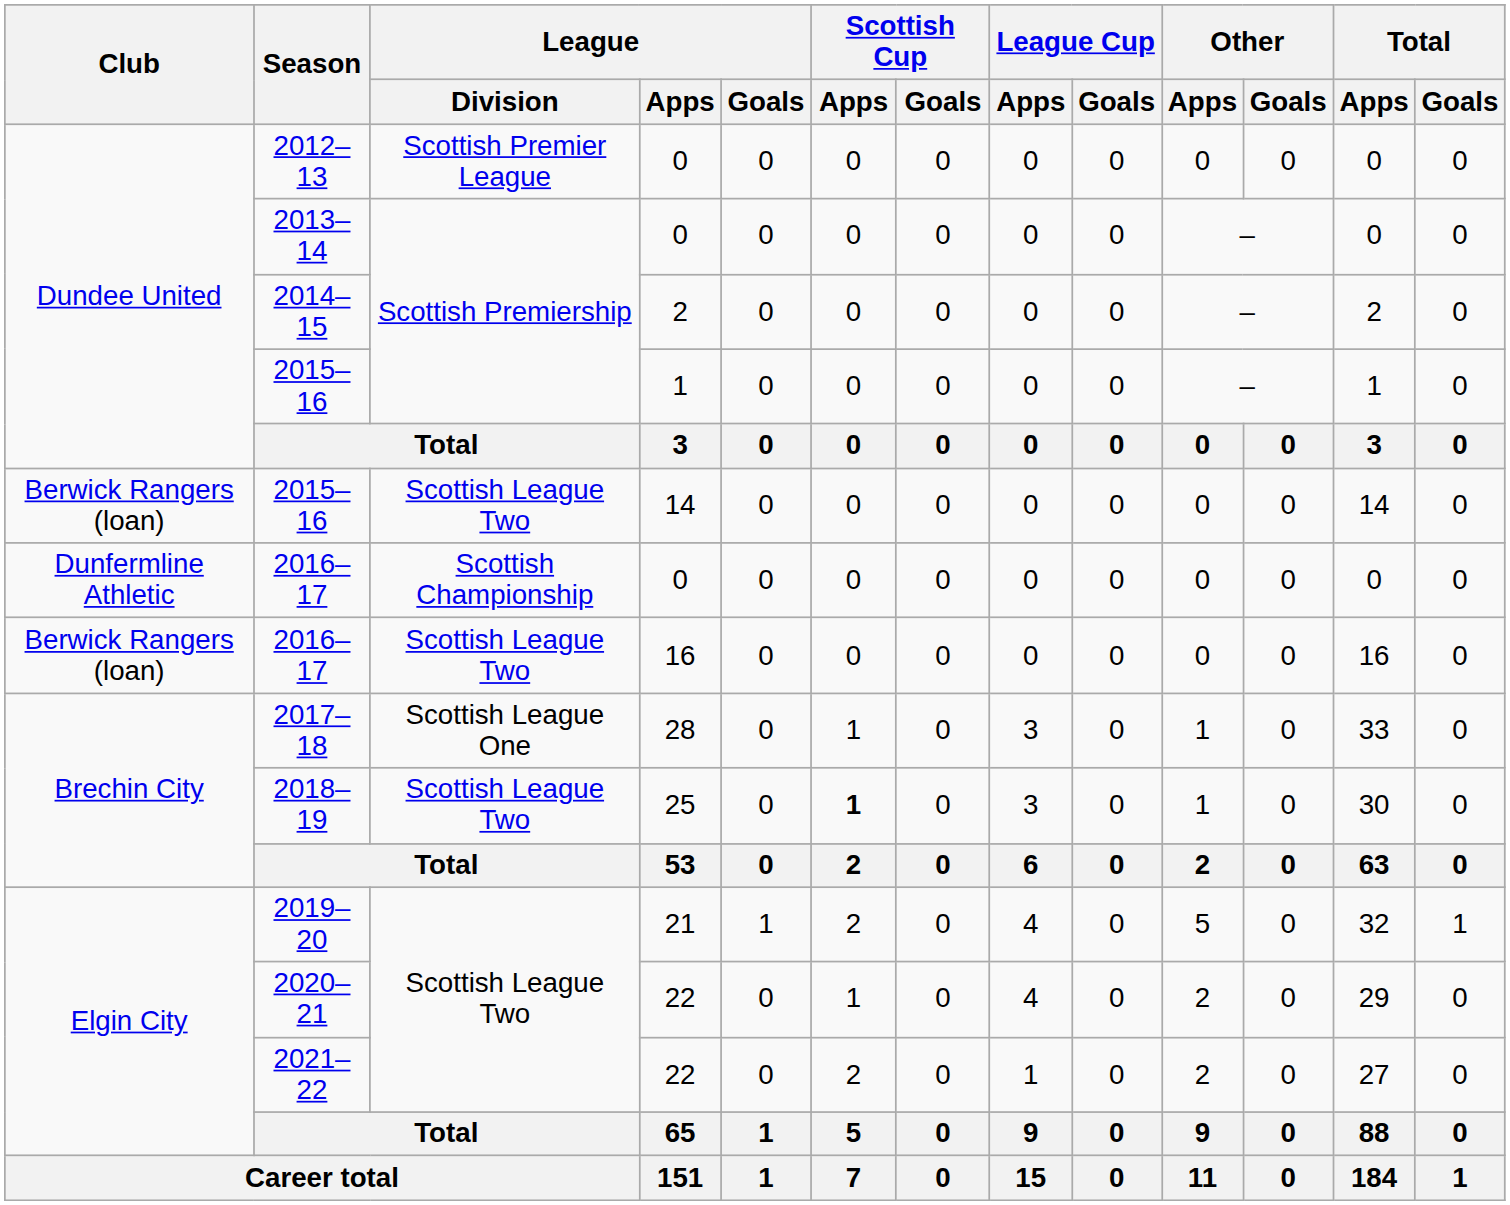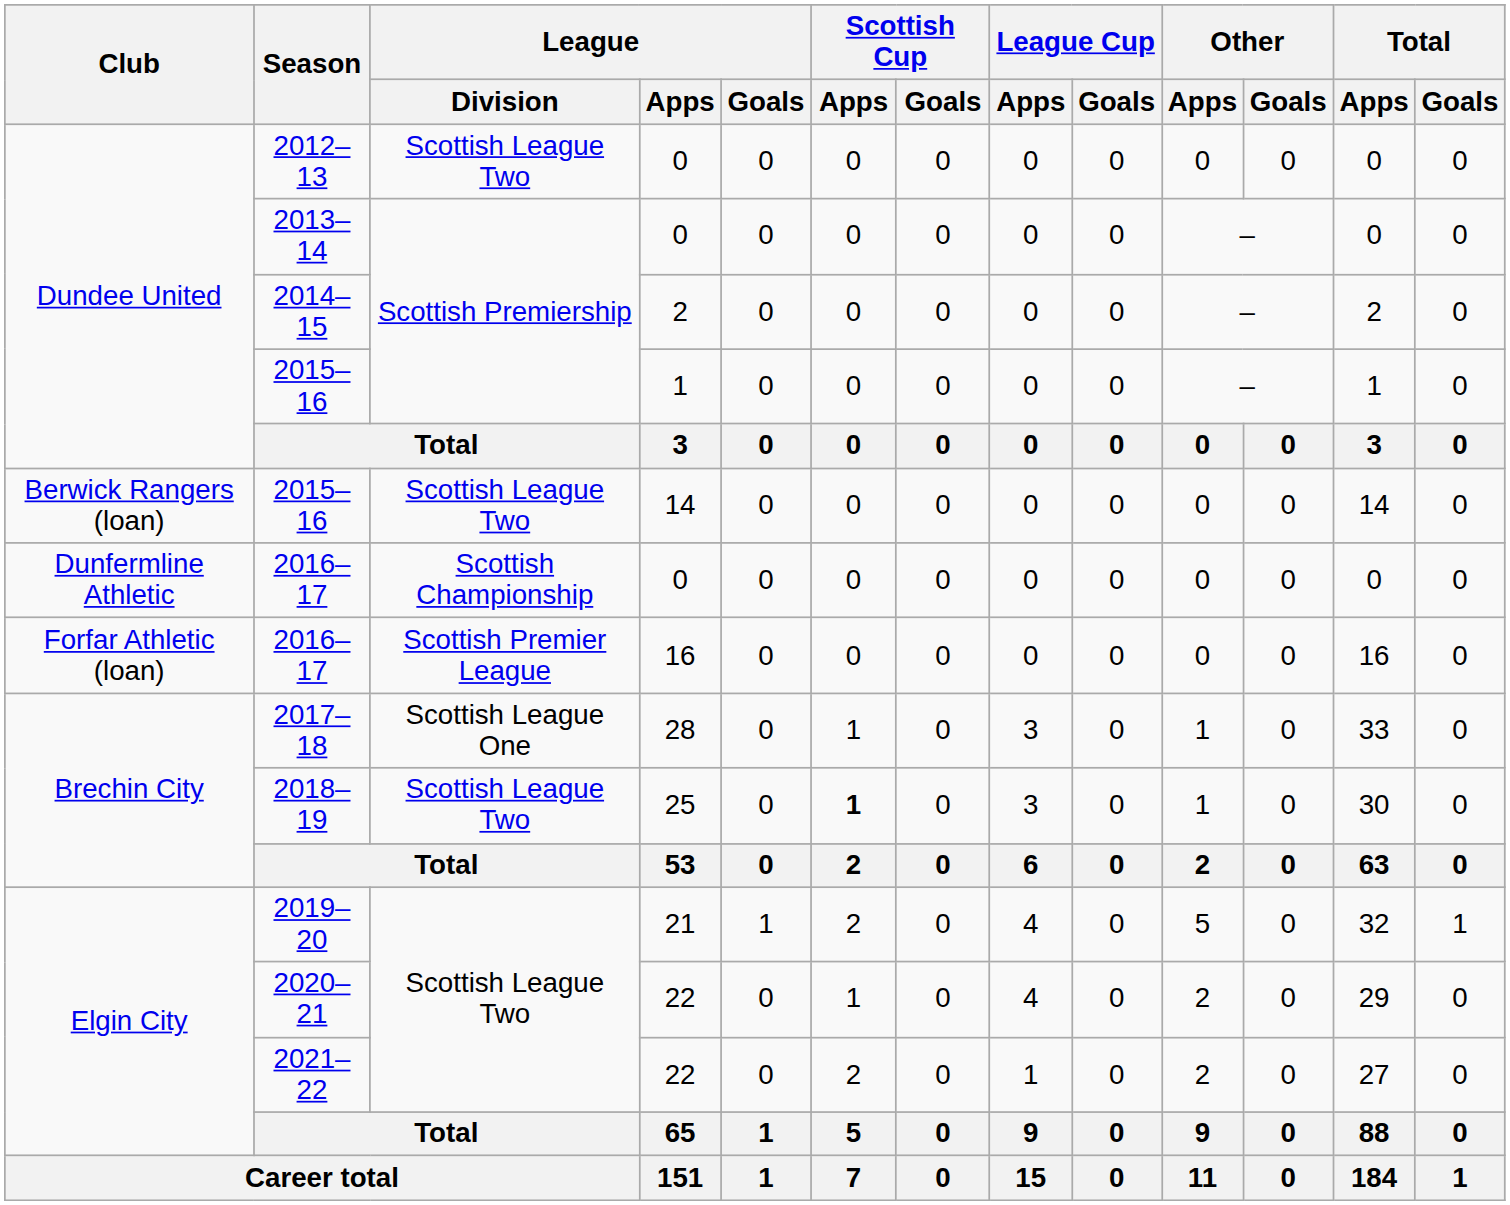(505, 160) Scottish Premier League -> (505, 160) Scottish League Two
(129, 655) Berwick Rangers (loan) -> (129, 655) Forfar Athletic (loan)
(505, 655) Scottish League Two -> (505, 655) Scottish Premier League
